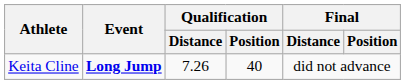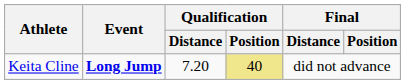(196, 67) 7.26 -> (196, 67) 7.20
(254, 67) no background -> (254, 67) khaki background
